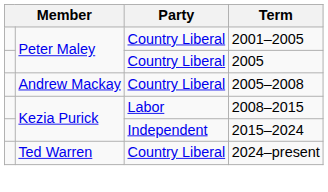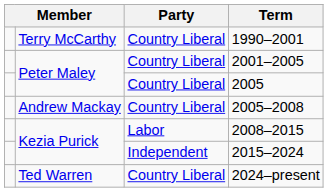+ row: (268, 38)
